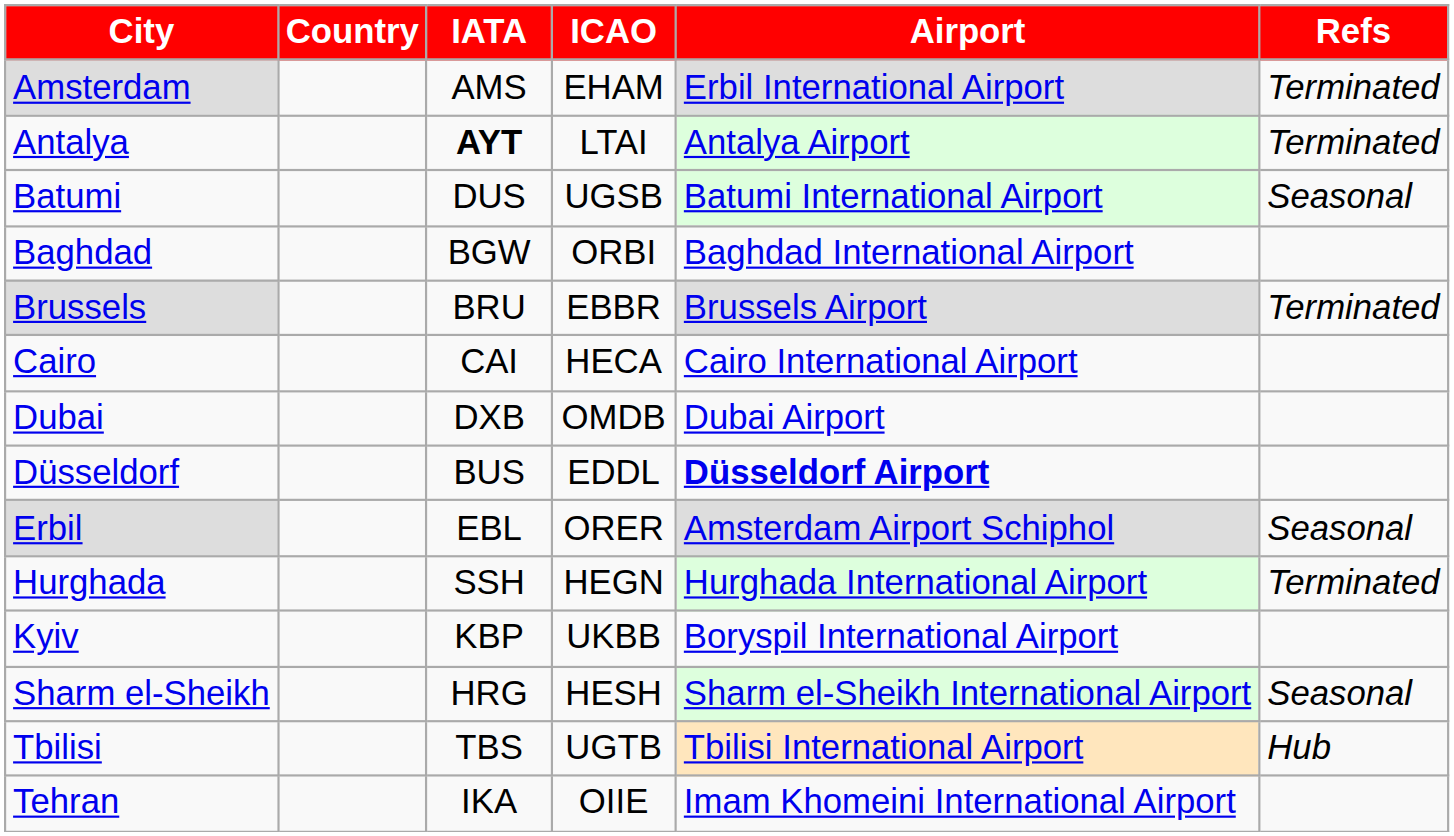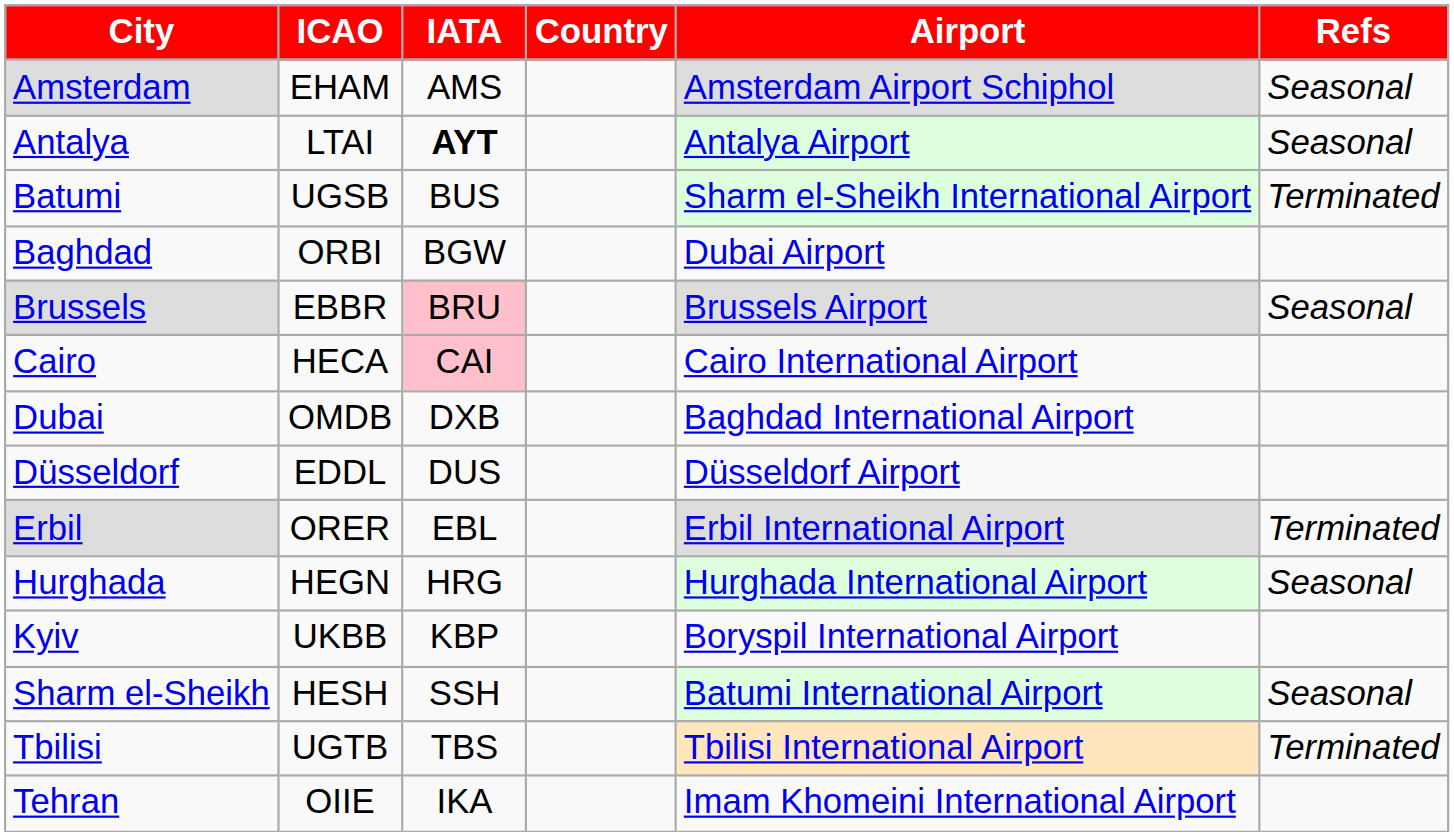columns swapped: (352, 32) <-> (614, 32)
(874, 87) Erbil International Airport -> (899, 87) Amsterdam Airport Schiphol
(1353, 87) Terminated -> (1340, 87) Seasonal
(1353, 142) Terminated -> (1340, 142) Seasonal
(489, 197) DUS -> (465, 197) BUS
(893, 197) Batumi International Airport -> (968, 197) Sharm el-Sheikh International Airport
(1340, 197) Seasonal -> (1353, 197) Terminated
(909, 252) Baghdad International Airport -> (784, 252) Dubai Airport
(489, 307) no background -> (465, 307) pink background
(1353, 307) Terminated -> (1340, 307) Seasonal
(489, 362) no background -> (464, 362) pink background
(784, 417) Dubai Airport -> (909, 417) Baghdad International Airport
(489, 472) BUS -> (465, 472) DUS
(837, 472) bold -> (822, 472) normal
(899, 527) Amsterdam Airport Schiphol -> (874, 527) Erbil International Airport
(1340, 527) Seasonal -> (1353, 527) Terminated
(489, 582) SSH -> (465, 582) HRG
(1353, 582) Terminated -> (1340, 582) Seasonal
(489, 692) HRG -> (465, 692) SSH
(968, 692) Sharm el-Sheikh International Airport -> (893, 692) Batumi International Airport
(1299, 747) Hub -> (1353, 747) Terminated
